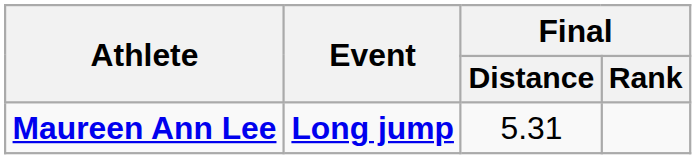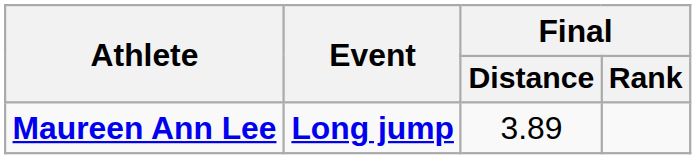(531, 128) 5.31 -> (531, 128) 3.89
